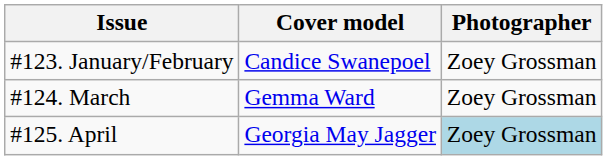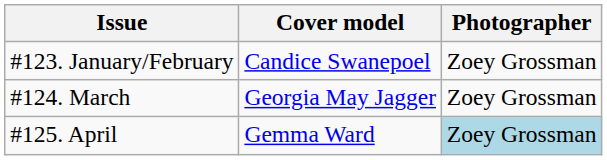(310, 97) Gemma Ward -> (340, 97) Georgia May Jagger
(340, 135) Georgia May Jagger -> (310, 135) Gemma Ward
